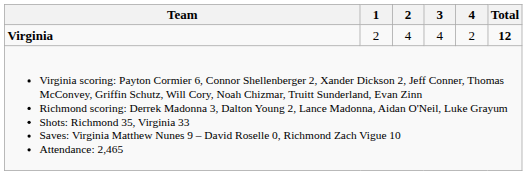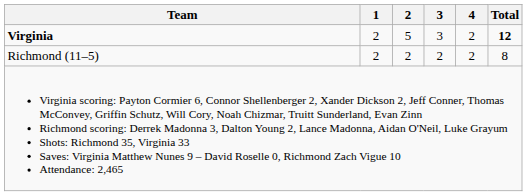(408, 35) 4 -> (408, 35) 5
(440, 35) 4 -> (440, 35) 3
+ row: (53, 55)
